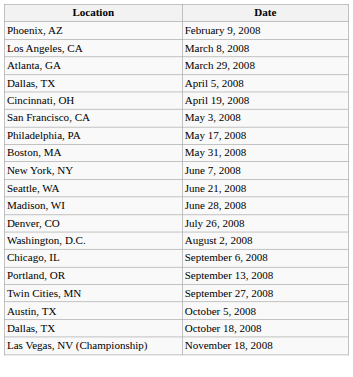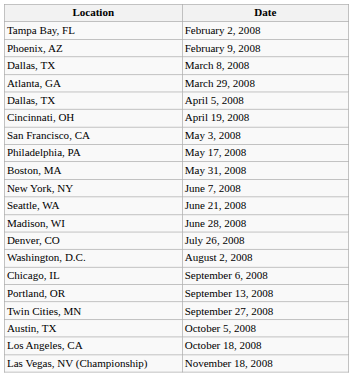+ row: (223, 30)
(45, 48) Los Angeles, CA -> (31, 65) Dallas, TX
(31, 328) Dallas, TX -> (45, 345) Los Angeles, CA
